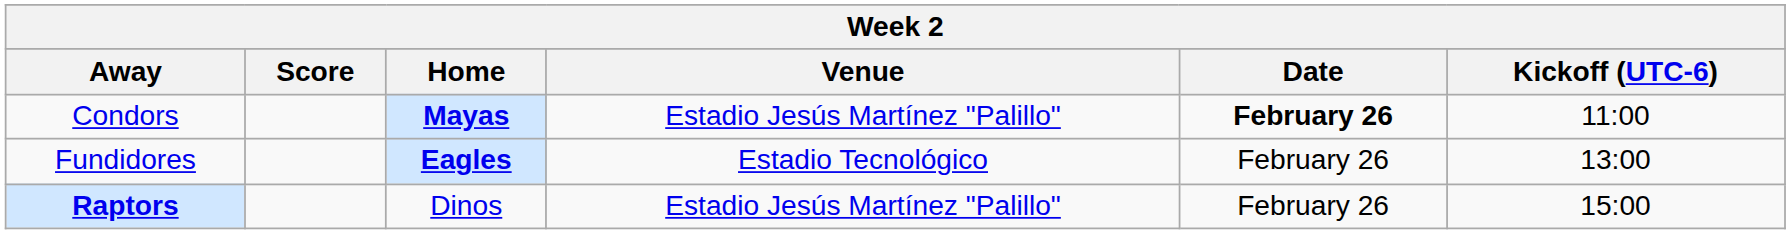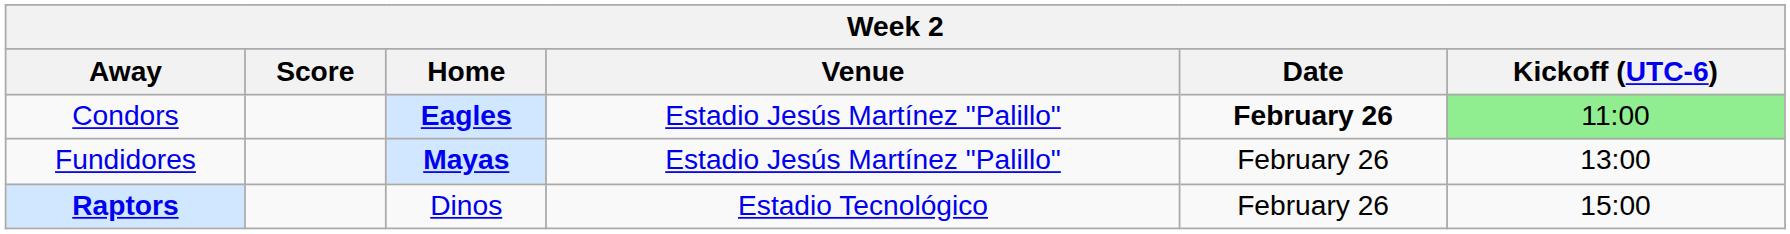(466, 116) Mayas -> (466, 116) Eagles
(1616, 116) no background -> (1616, 116) lightgreen background
(466, 160) Eagles -> (466, 160) Mayas
(863, 160) Estadio Tecnológico -> (863, 160) Estadio Jesús Martínez "Palillo"
(863, 205) Estadio Jesús Martínez "Palillo" -> (863, 205) Estadio Tecnológico
